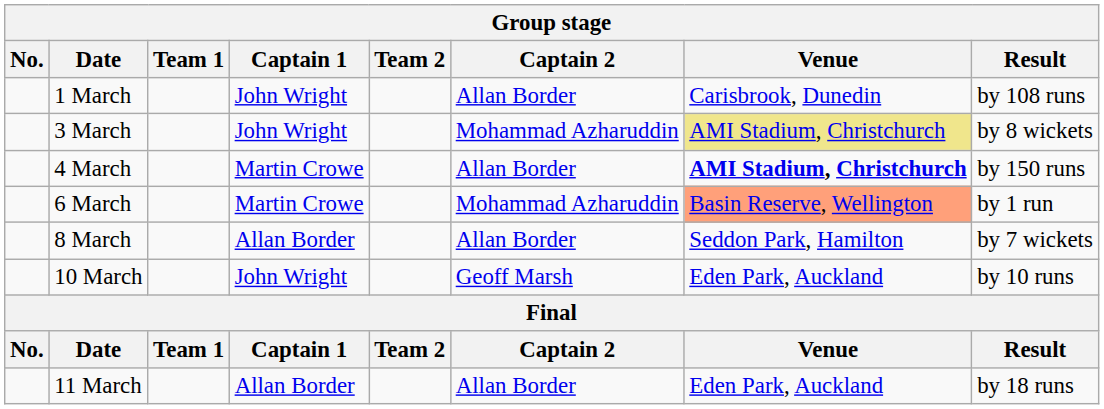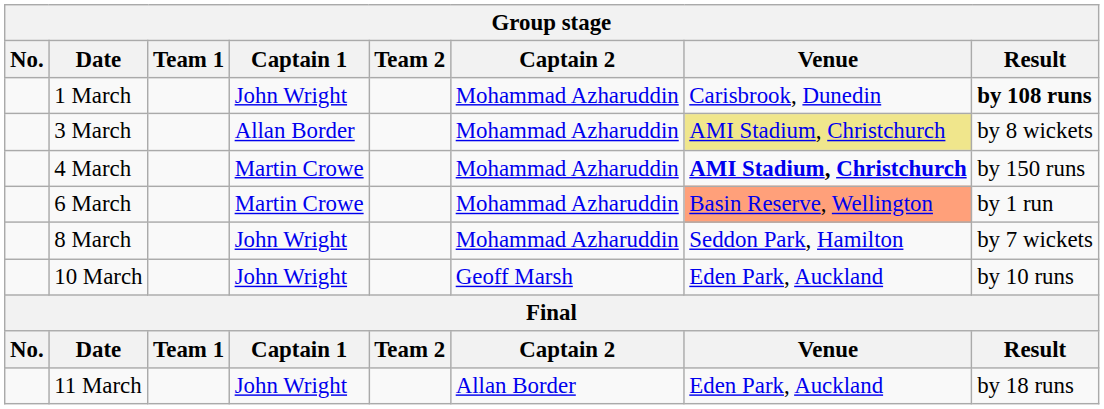(516, 95) Allan Border -> (567, 95) Mohammad Azharuddin
(1031, 95) normal -> (1034, 95) bold
(291, 131) John Wright -> (295, 131) Allan Border
(516, 167) Allan Border -> (567, 167) Mohammad Azharuddin
(295, 240) Allan Border -> (291, 240) John Wright
(516, 240) Allan Border -> (567, 240) Mohammad Azharuddin
(295, 385) Allan Border -> (291, 385) John Wright
